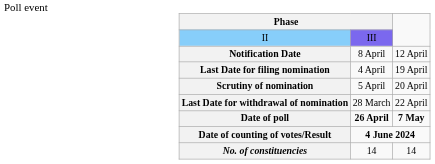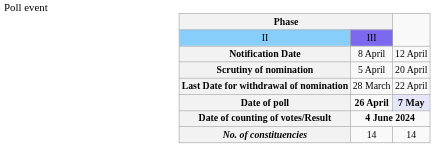- row: (265, 70)
(411, 118) no background -> (411, 102) lavender background
